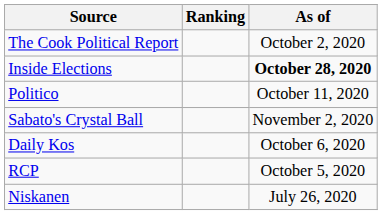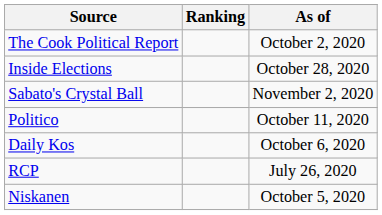(313, 68) bold -> (313, 68) normal
rows swapped: (76, 119) <-> (33, 94)
(313, 171) October 5, 2020 -> (313, 171) July 26, 2020
(313, 196) July 26, 2020 -> (313, 196) October 5, 2020
